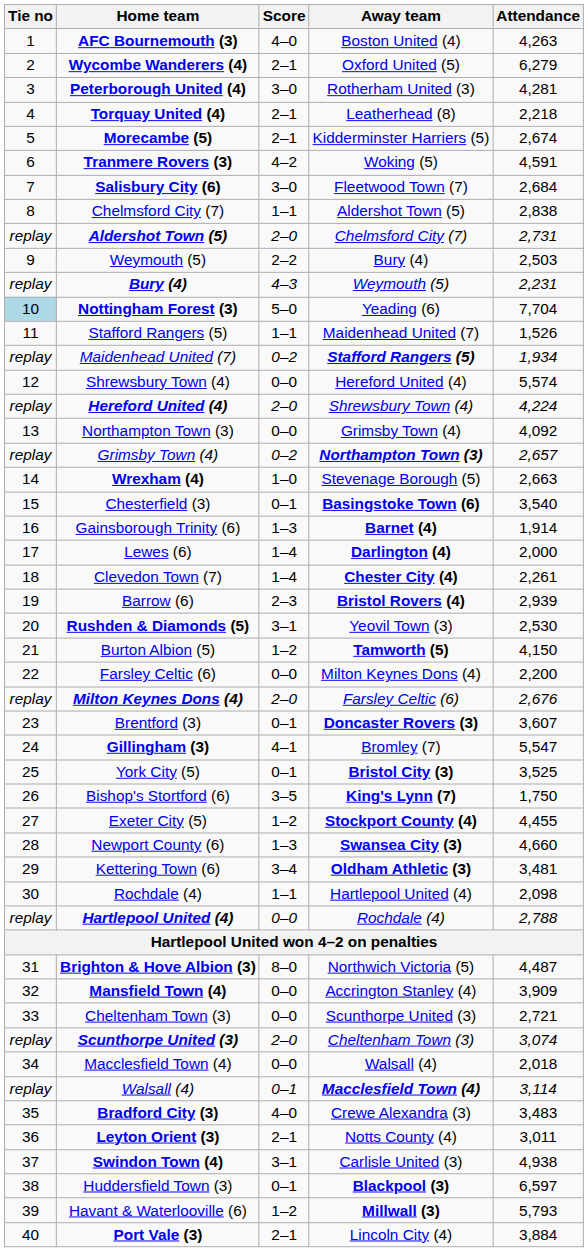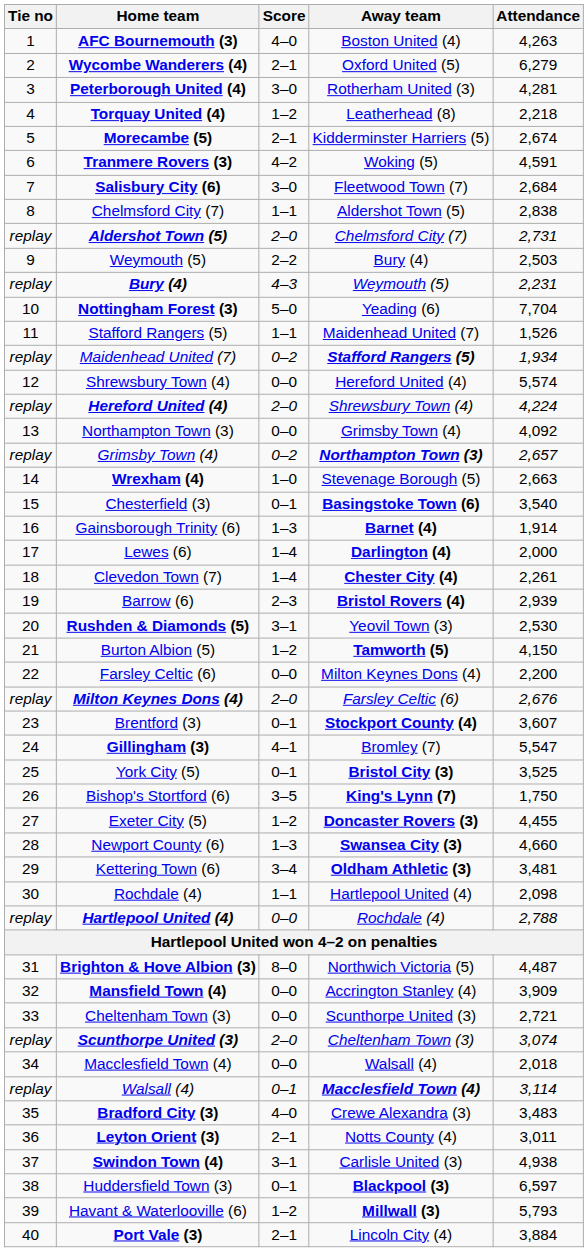(284, 114) 2–1 -> (284, 114) 1–2
(30, 308) lightblue background -> (30, 308) no background
(401, 723) Doncaster Rovers (3) -> (401, 723) Stockport County (4)
(401, 820) Stockport County (4) -> (401, 820) Doncaster Rovers (3)
